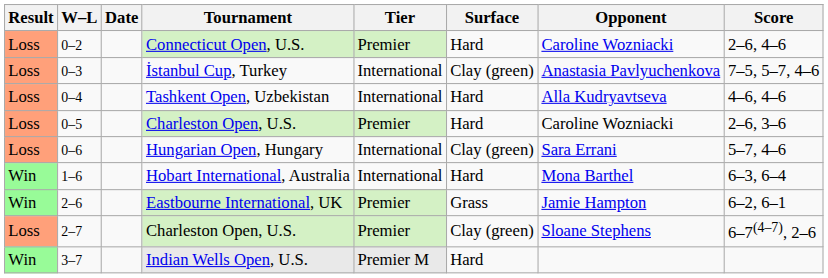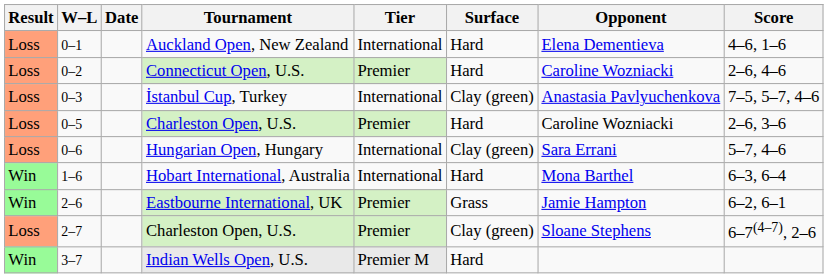+ row: (72, 45)
- row: (72, 97)
